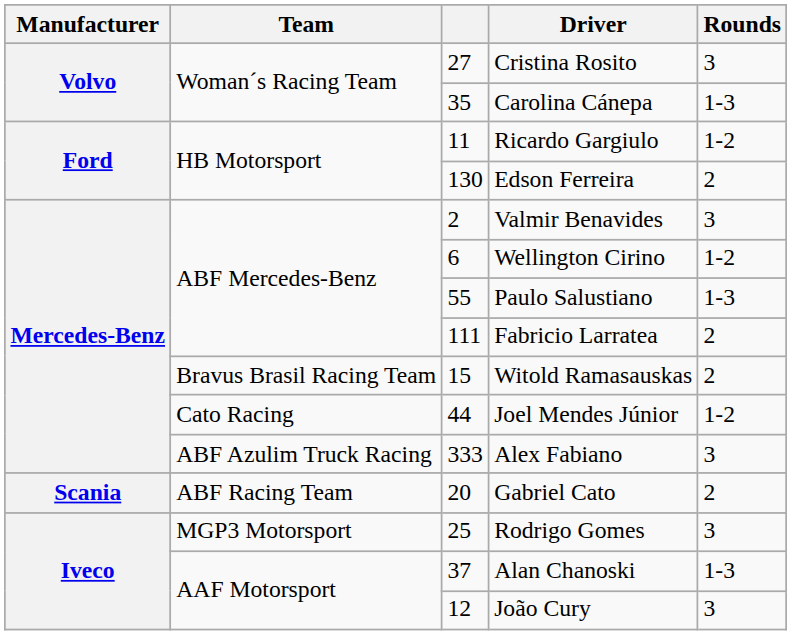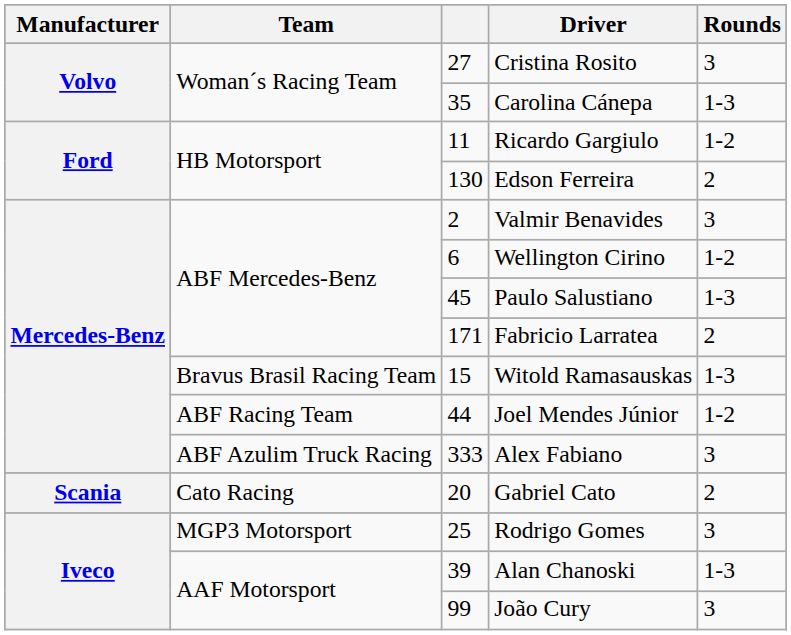(459, 296) 55 -> (459, 296) 45
(464, 335) 111 -> (465, 335) 171
(709, 374) 2 -> (719, 374) 1-3
(235, 414) Cato Racing -> (265, 414) ABF Racing Team
(265, 492) ABF Racing Team -> (235, 492) Cato Racing
(459, 570) 37 -> (459, 570) 39
(459, 609) 12 -> (459, 609) 99
